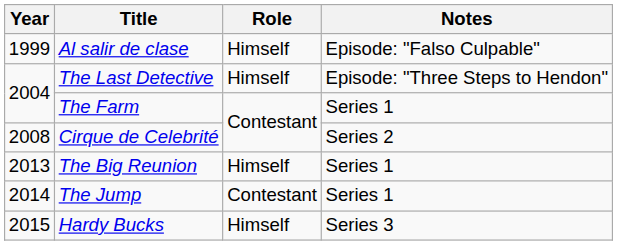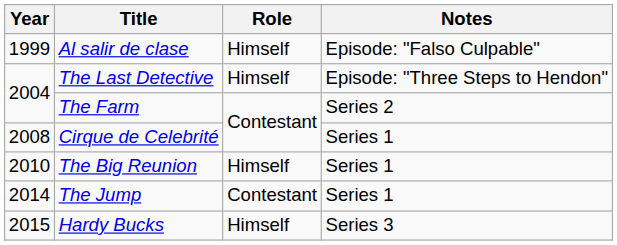(360, 107) Series 1 -> (360, 107) Series 2
(360, 136) Series 2 -> (360, 136) Series 1
(30, 166) 2013 -> (30, 166) 2010
